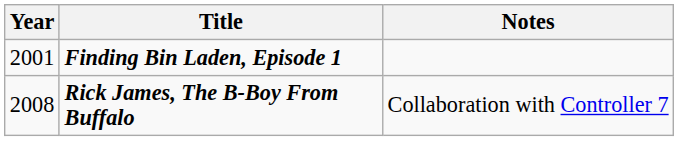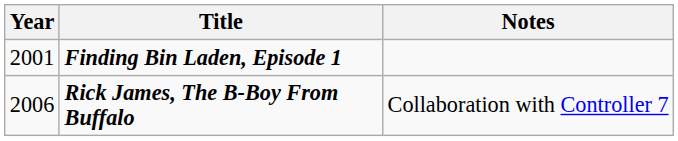(32, 105) 2008 -> (32, 105) 2006
